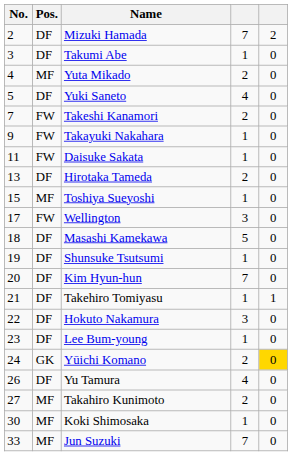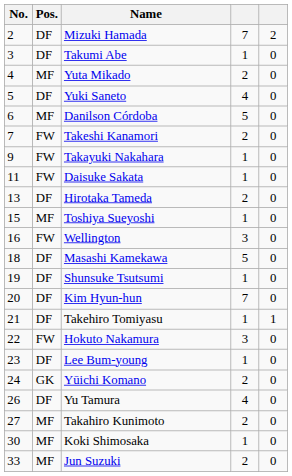+ row: (111, 116)
(14, 217) 17 -> (14, 237) 16
(44, 319) DF -> (45, 339) FW
(273, 359) gold background -> (273, 380) no background
(245, 440) 7 -> (245, 461) 2
